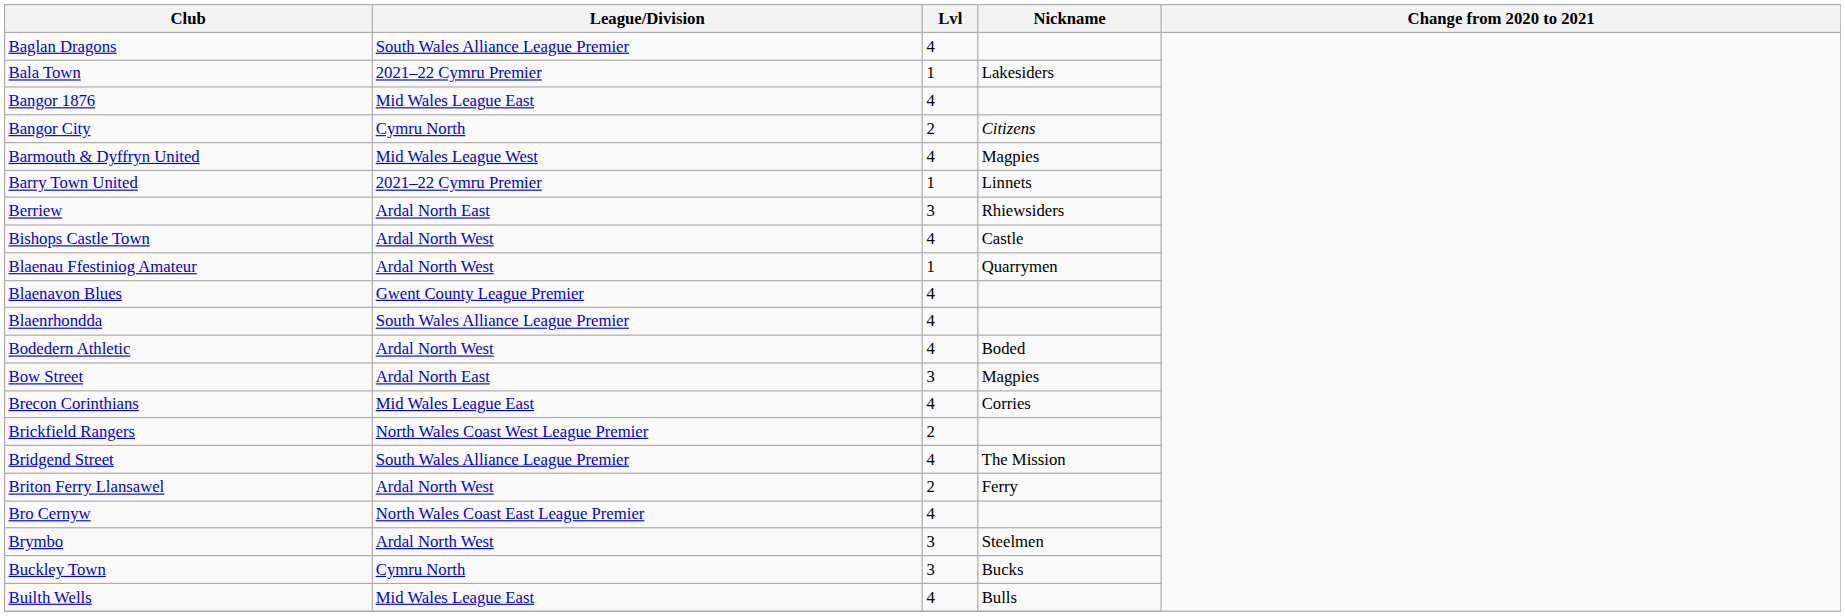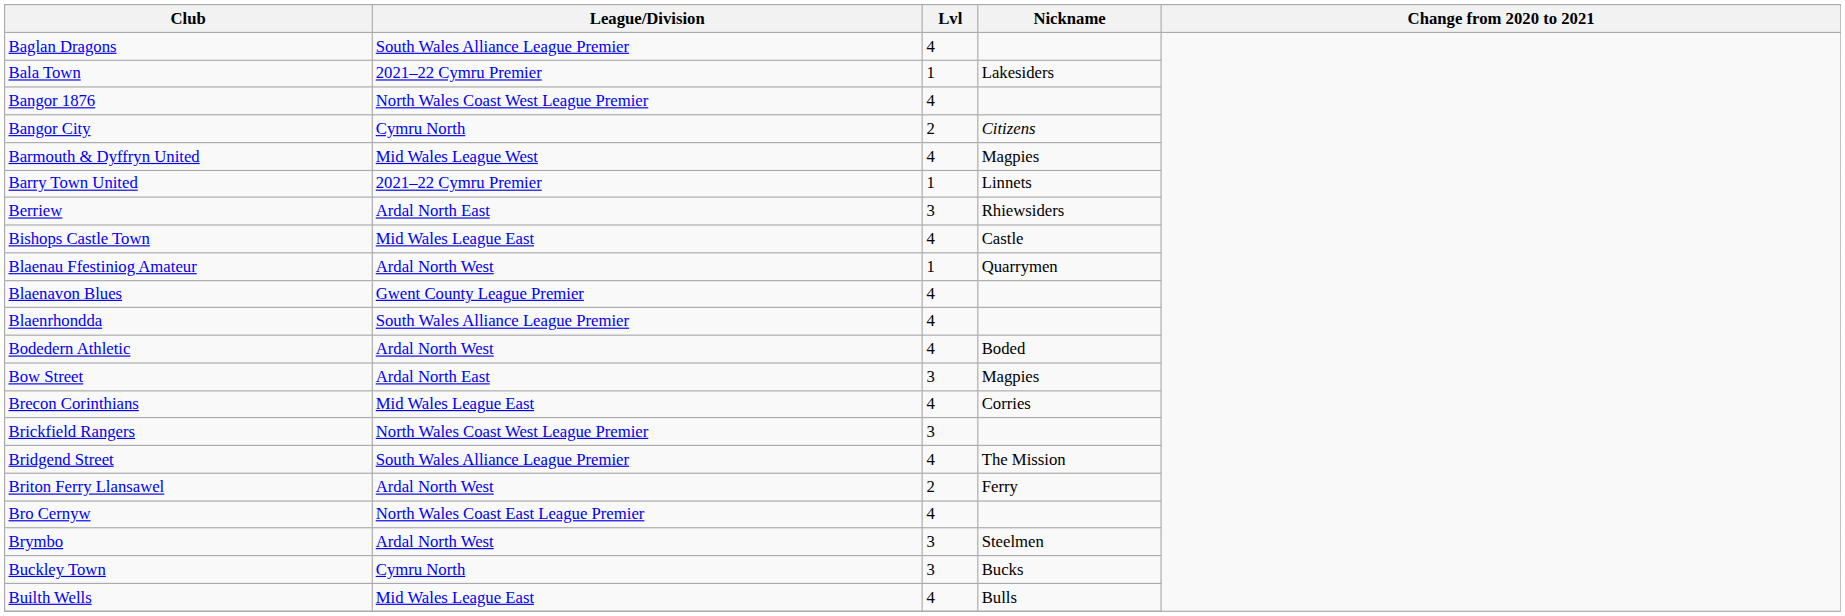(455, 101) Mid Wales League East -> (512, 101) North Wales Coast West League Premier
(435, 239) Ardal North West -> (455, 239) Mid Wales League East
(931, 431) 2 -> (931, 431) 3
